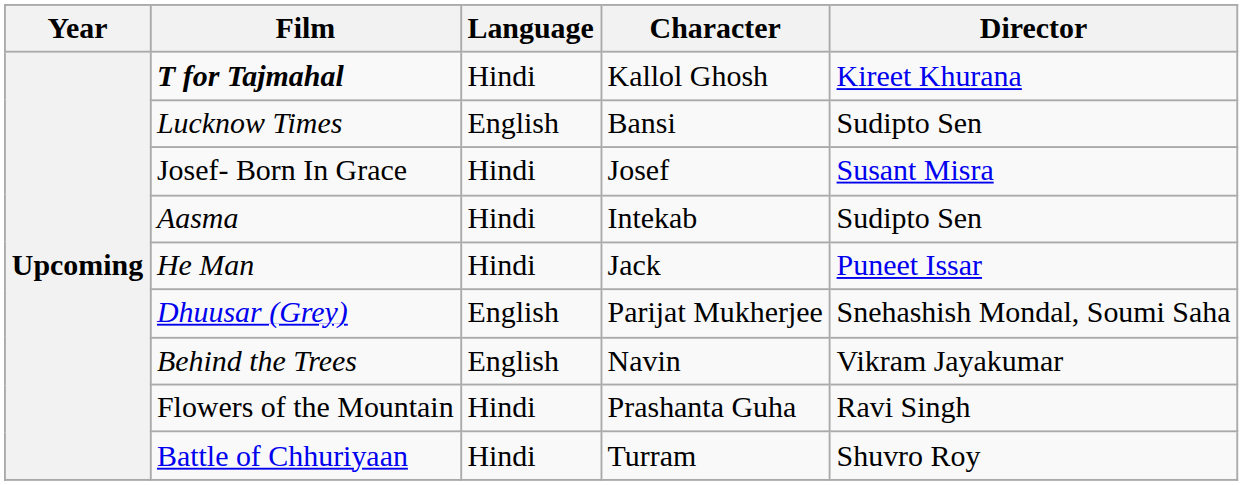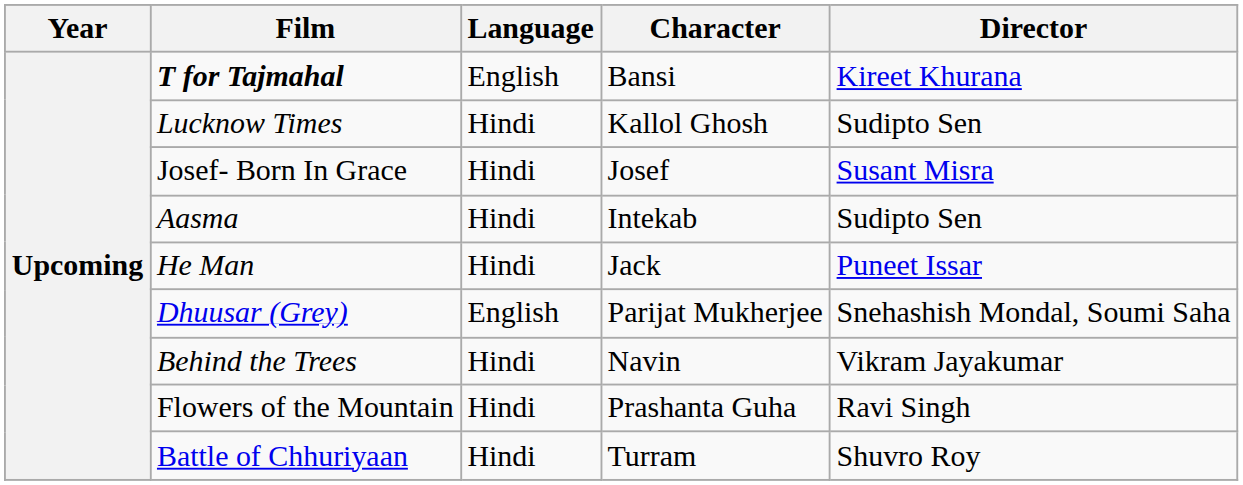(502, 75) Hindi -> (513, 75) English
(688, 75) Kallol Ghosh -> (642, 75) Bansi
(513, 123) English -> (502, 123) Hindi
(642, 123) Bansi -> (688, 123) Kallol Ghosh
(513, 360) English -> (502, 360) Hindi
